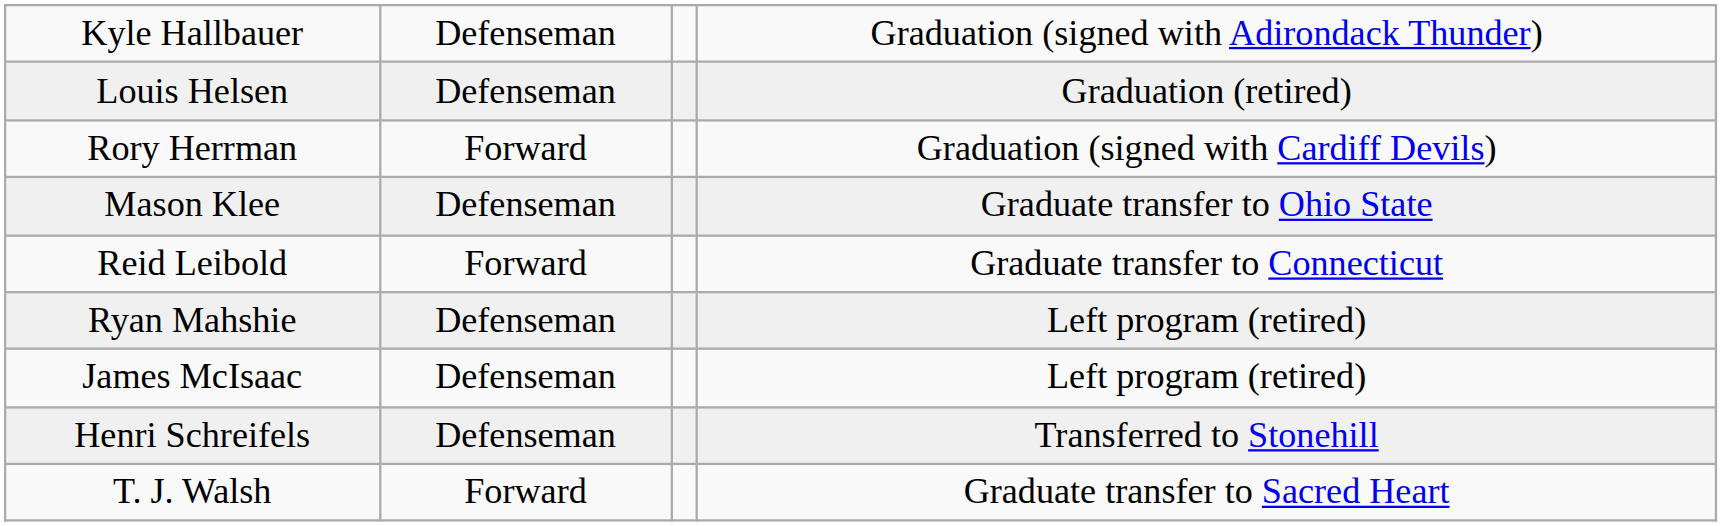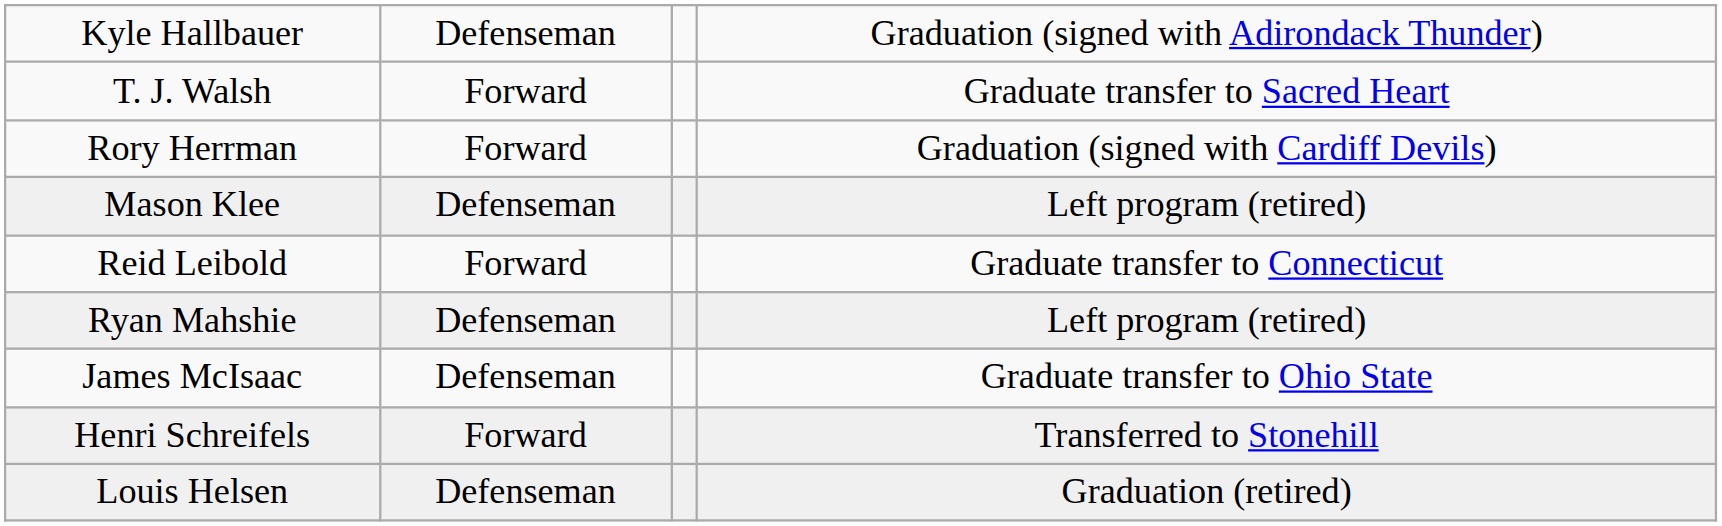rows swapped: (192, 90) <-> (192, 491)
(1207, 205) Graduate transfer to Ohio State -> (1207, 205) Left program (retired)
(1207, 377) Left program (retired) -> (1207, 377) Graduate transfer to Ohio State
(526, 434) Defenseman -> (526, 434) Forward
